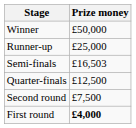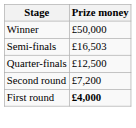- row: (30, 47)
(86, 98) £7,500 -> (86, 81) £7,200
